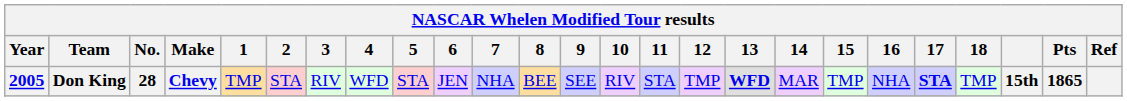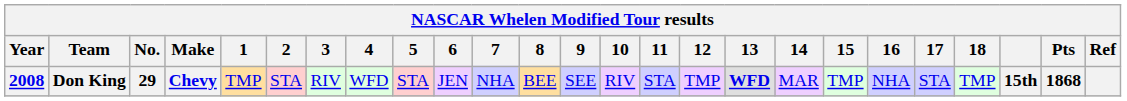(27, 80) 2005 -> (27, 80) 2008
(147, 80) 28 -> (147, 80) 29
(935, 80) bold -> (935, 80) normal
(1065, 80) 1865 -> (1063, 80) 1868
